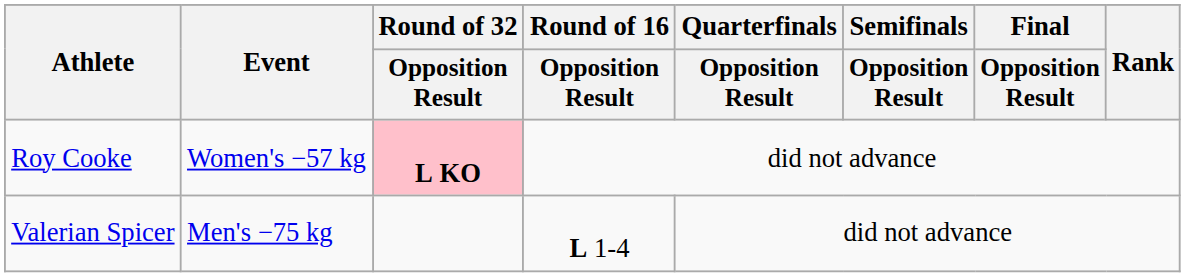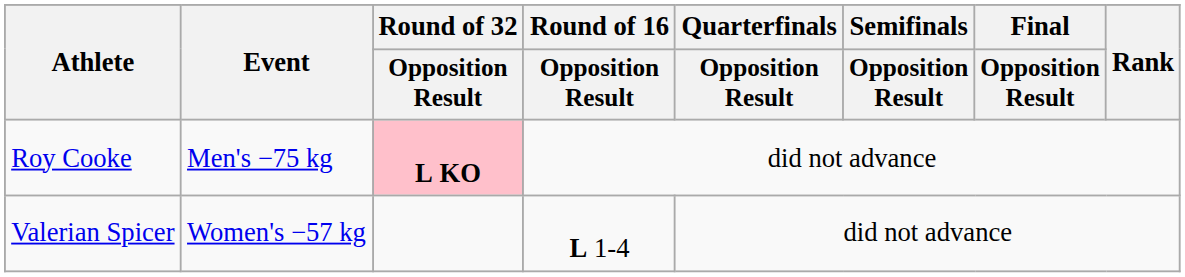(276, 157) Women's −57 kg -> (260, 157) Men's −75 kg
(260, 233) Men's −75 kg -> (276, 233) Women's −57 kg
